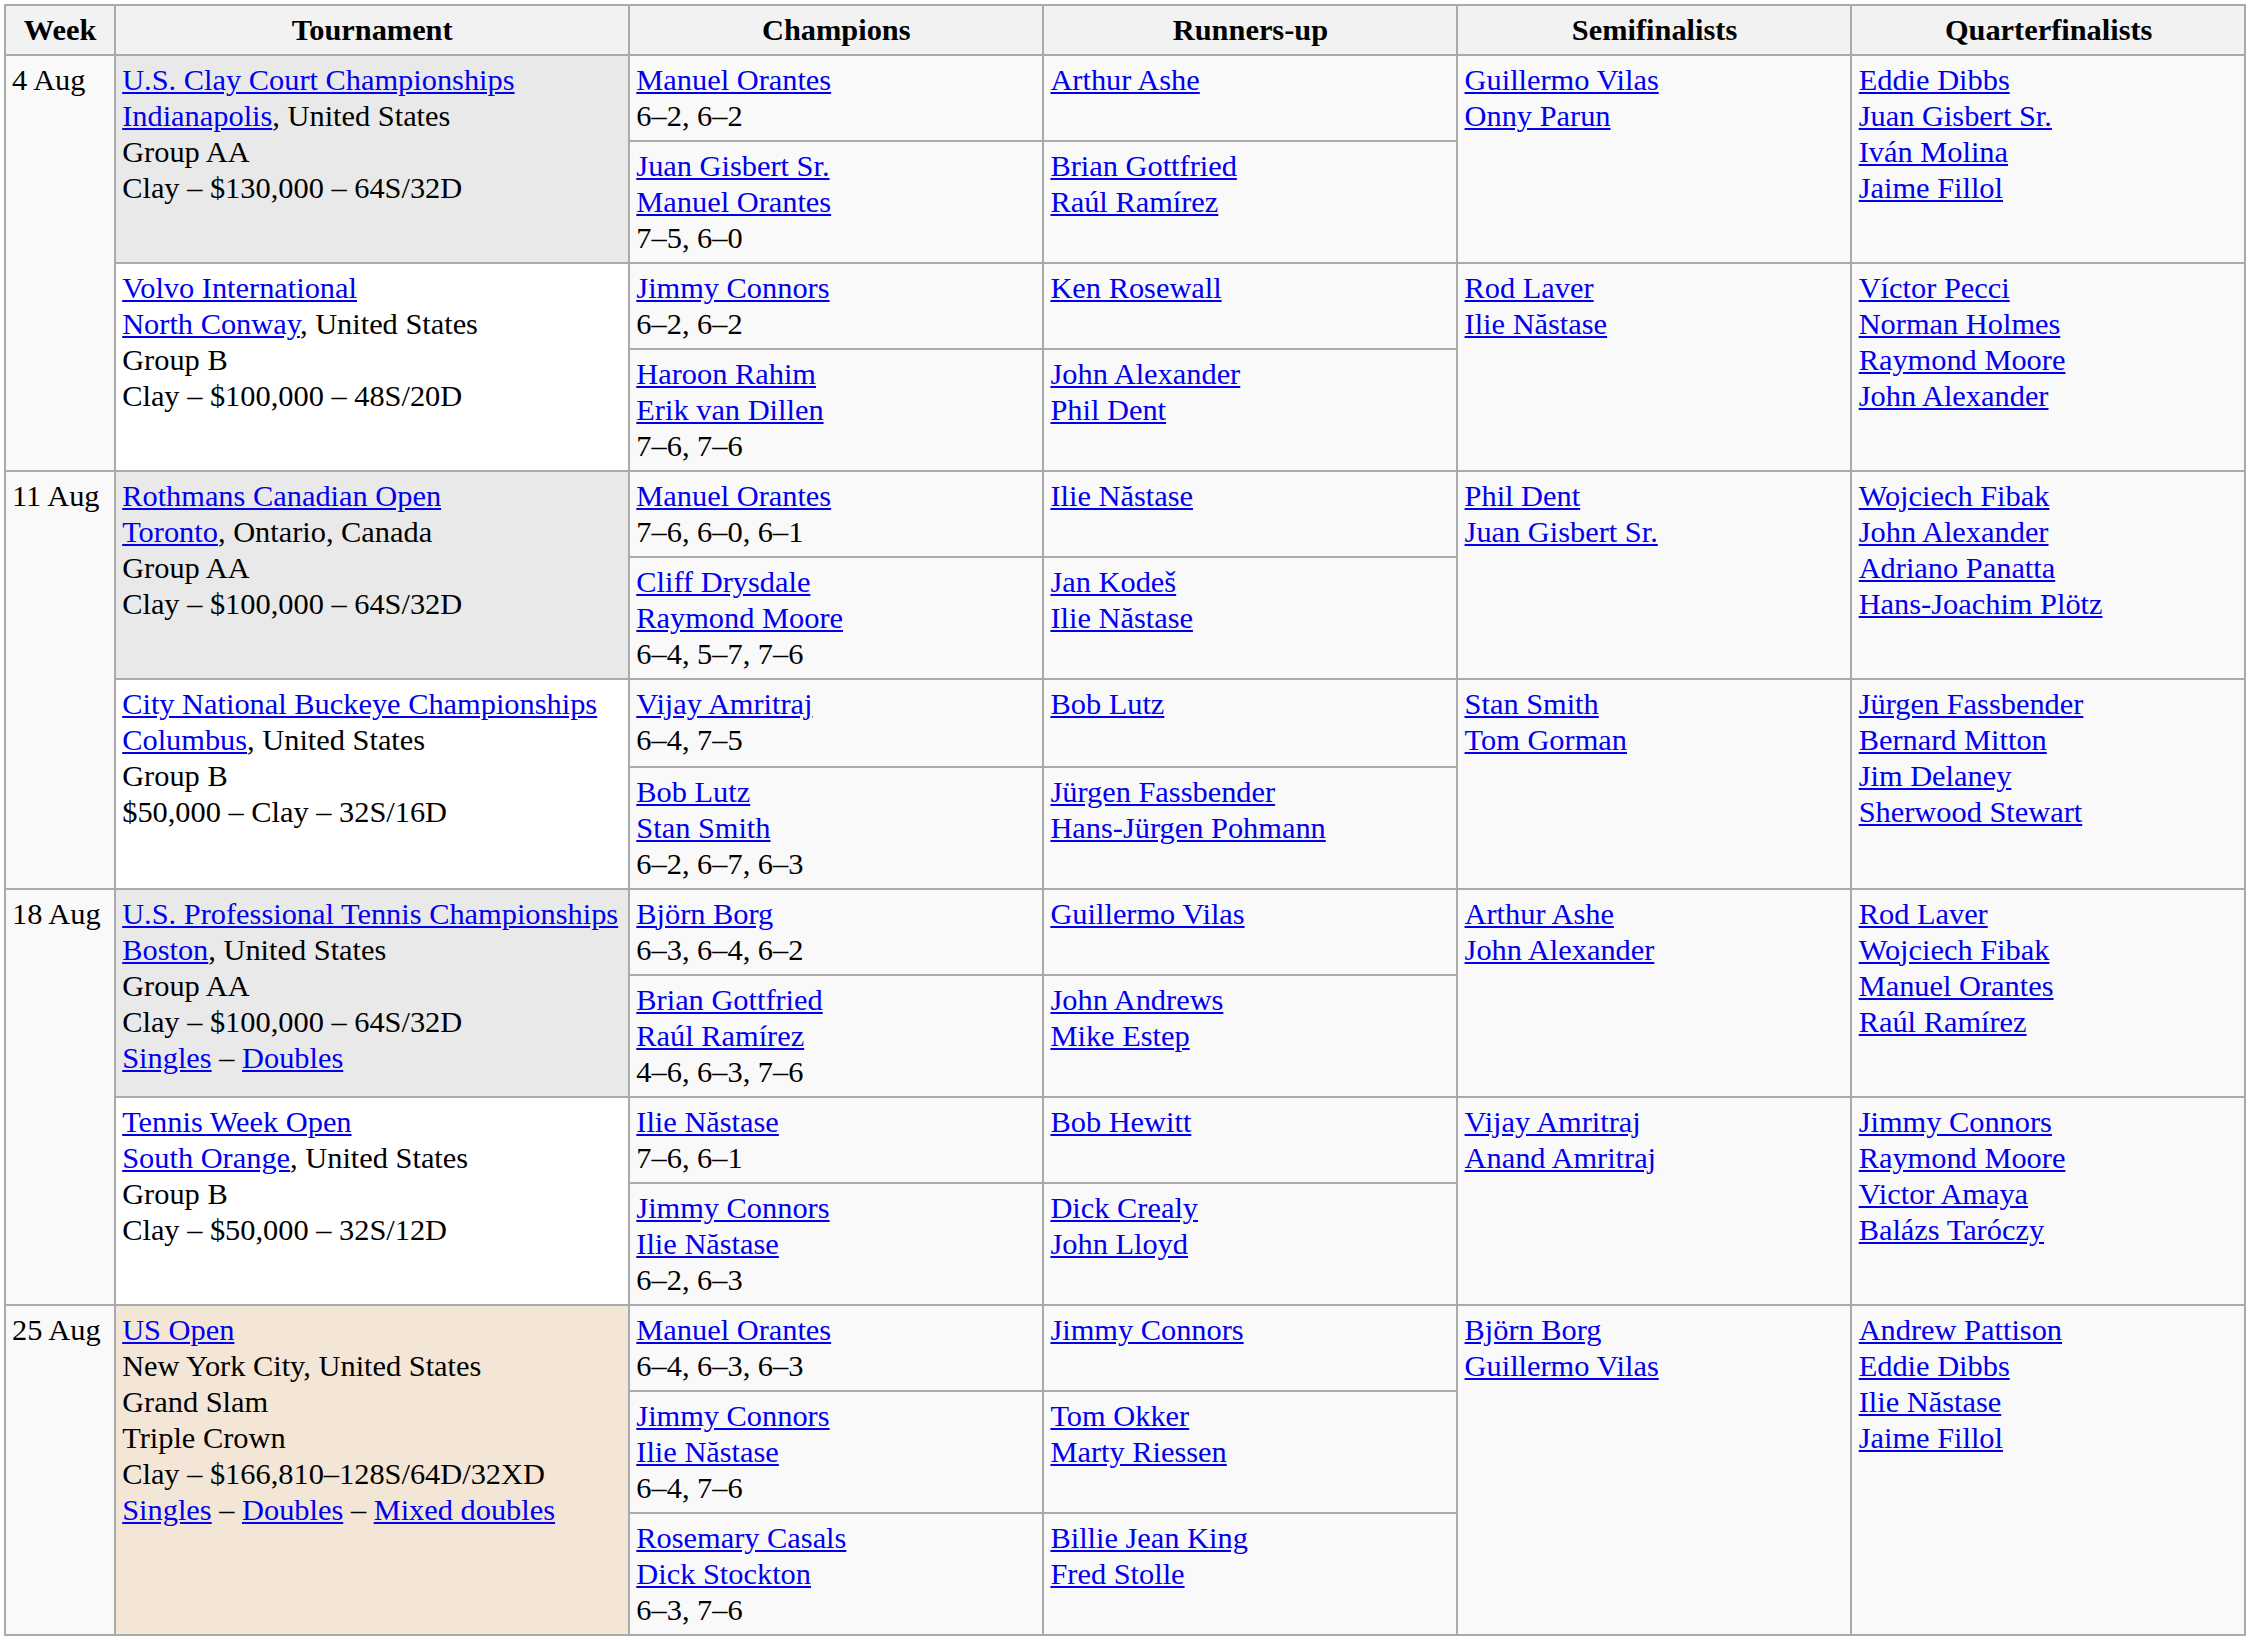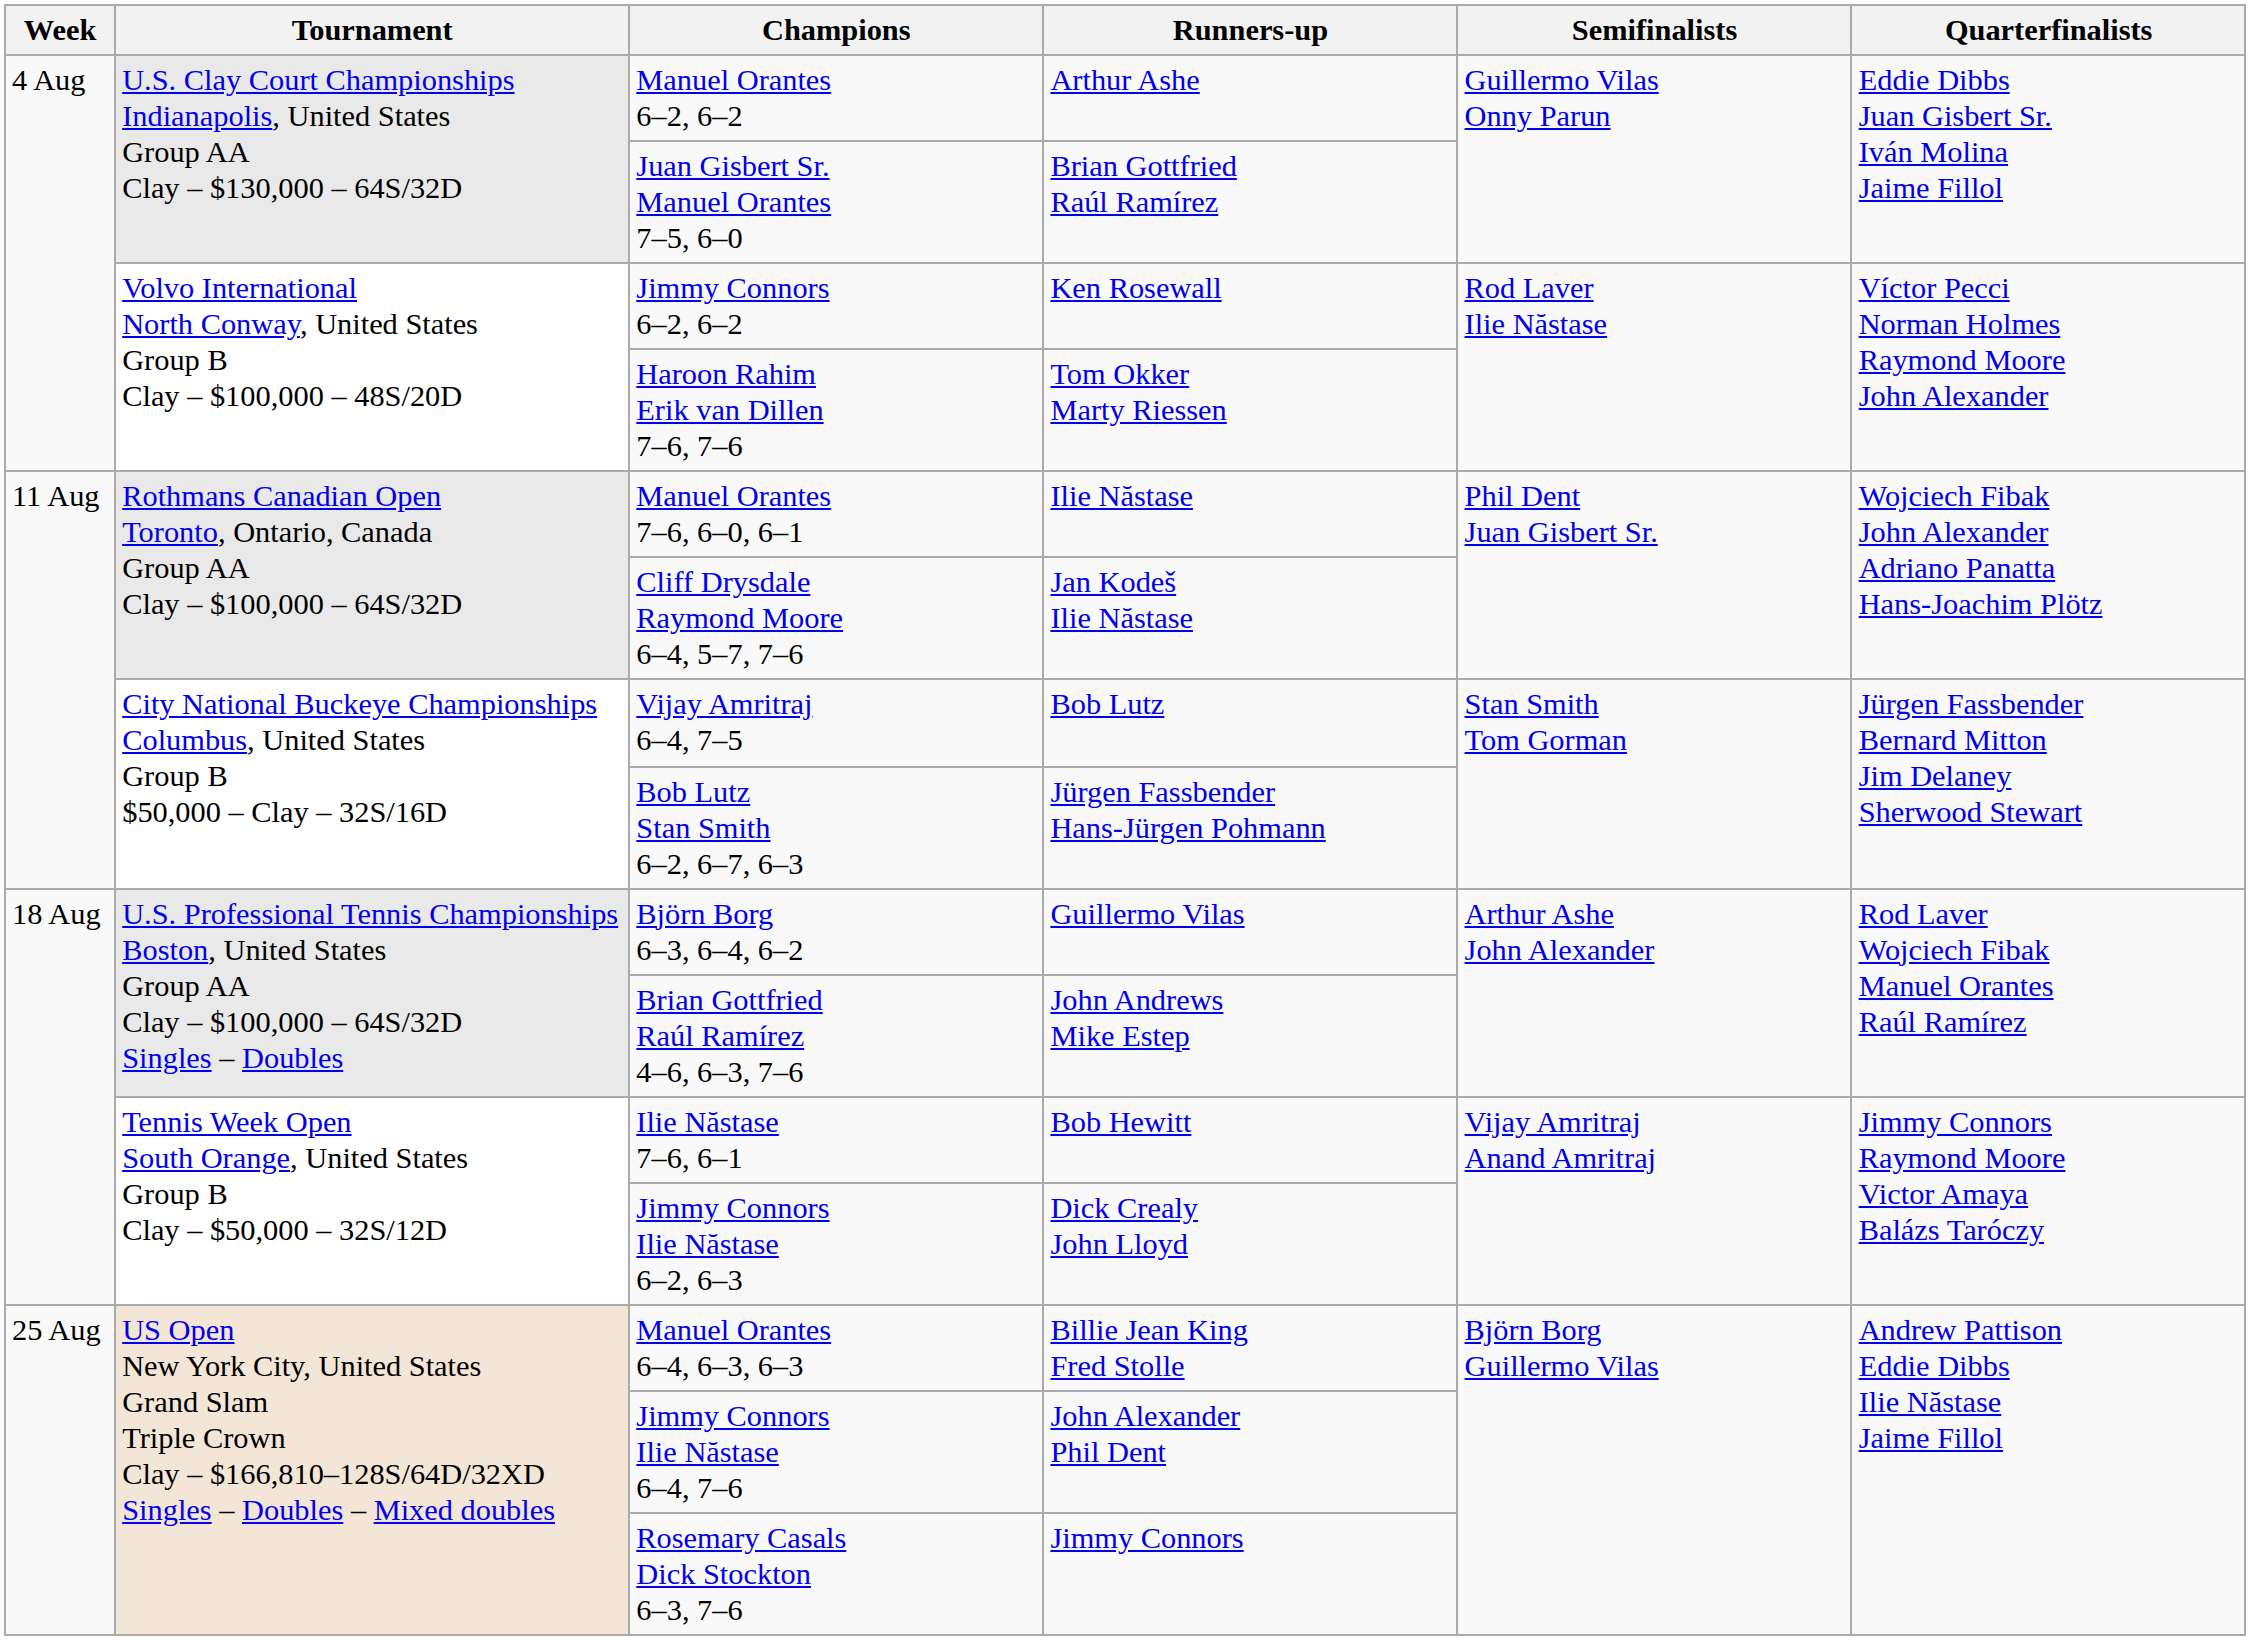(1145, 392) John Alexander Phil Dent -> (1139, 392) Tom Okker Marty Riessen
(1147, 1329) Jimmy Connors -> (1149, 1347) Billie Jean King Fred Stolle
(1139, 1433) Tom Okker Marty Riessen -> (1145, 1433) John Alexander Phil Dent
(1149, 1555) Billie Jean King Fred Stolle -> (1147, 1537) Jimmy Connors
